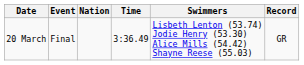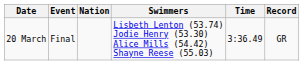columns swapped: (207, 11) <-> (131, 11)
